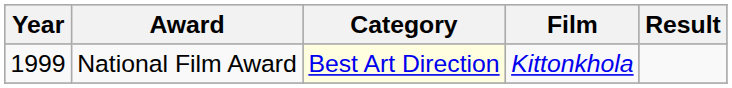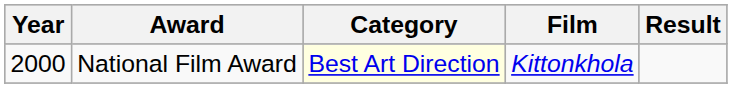(38, 64) 1999 -> (38, 64) 2000
